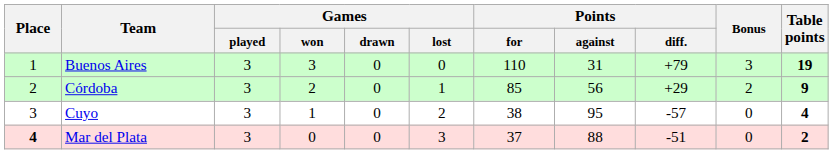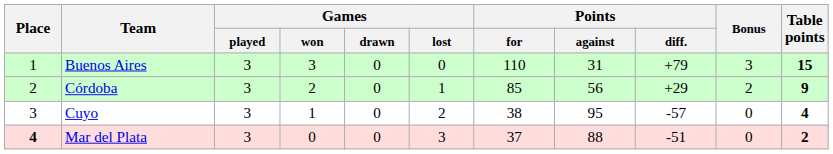(805, 64) 19 -> (805, 64) 15
